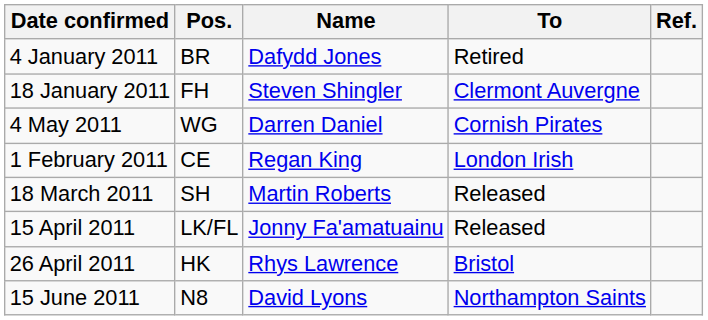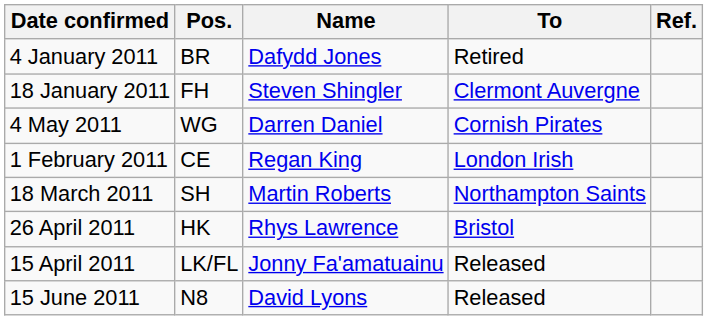(500, 194) Released -> (550, 194) Northampton Saints
rows swapped: (72, 228) <-> (72, 263)
(550, 297) Northampton Saints -> (500, 297) Released
